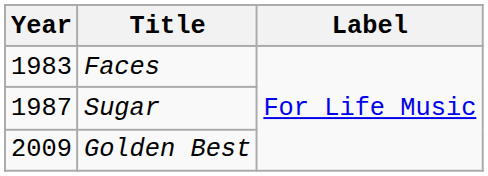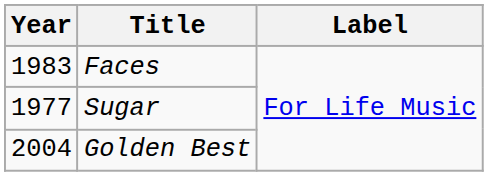(41, 108) 1987 -> (41, 108) 1977
(41, 150) 2009 -> (41, 150) 2004
